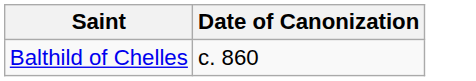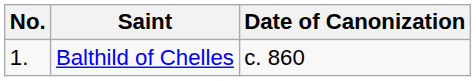+ column: (28, 22)
